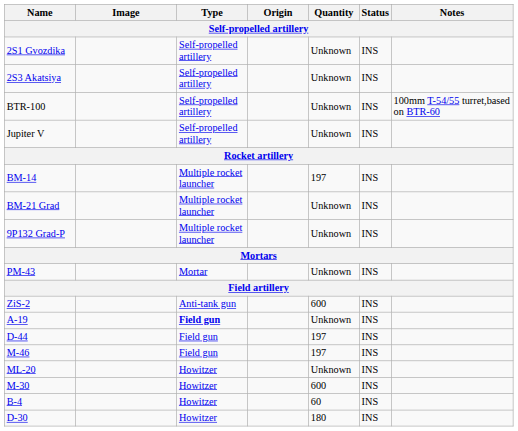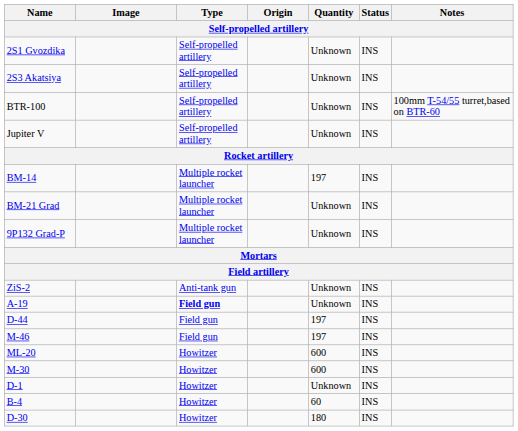- row: (21, 271)
(318, 304) 600 -> (331, 288) Unknown
(331, 369) Unknown -> (318, 353) 600
+ row: (15, 385)
